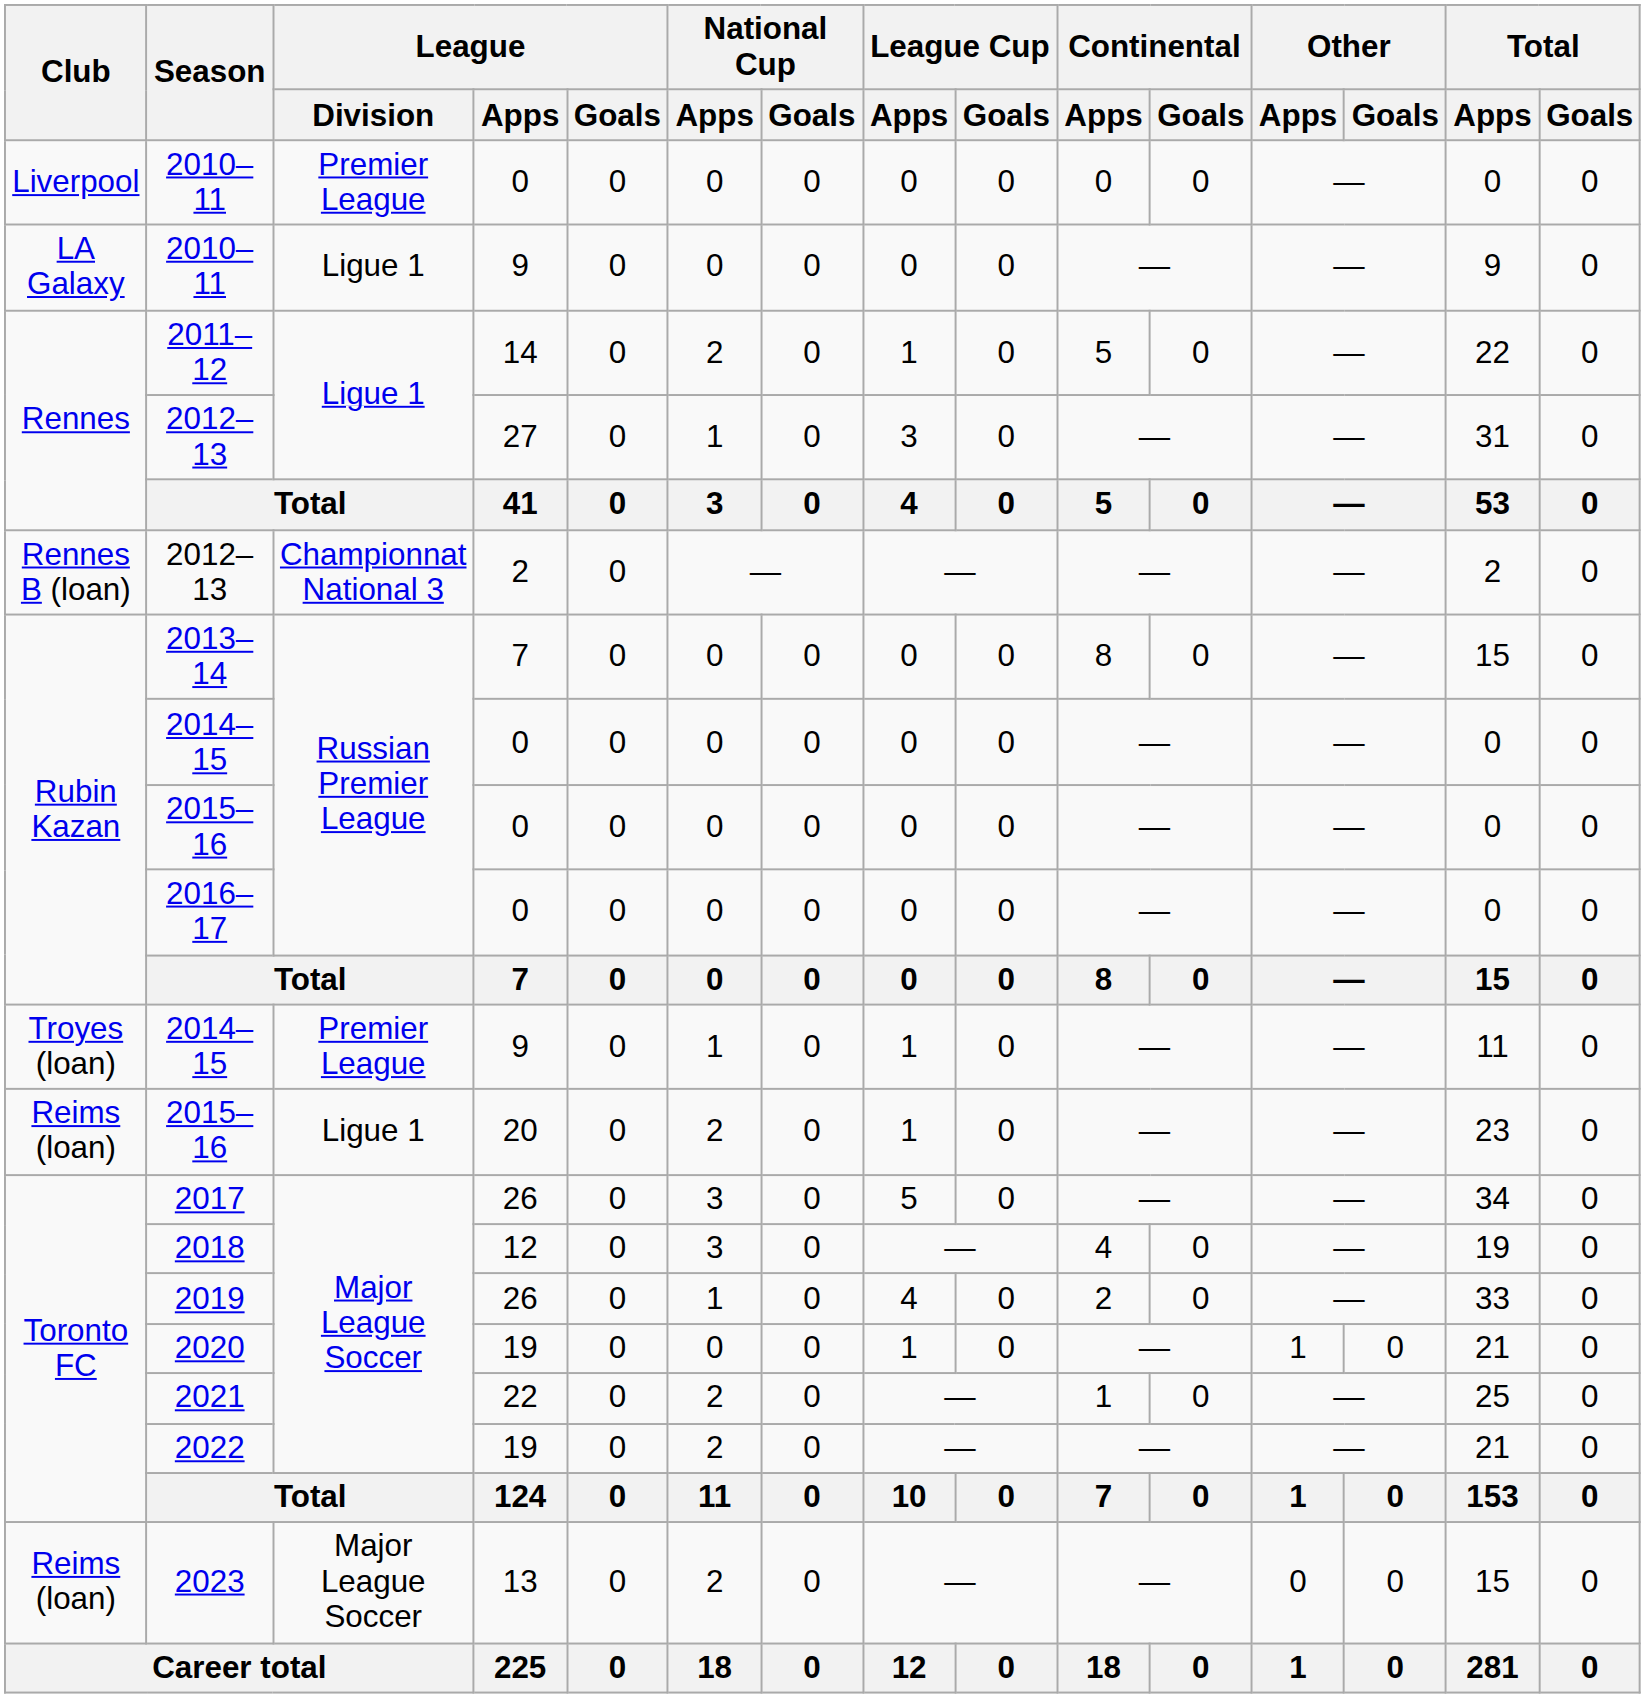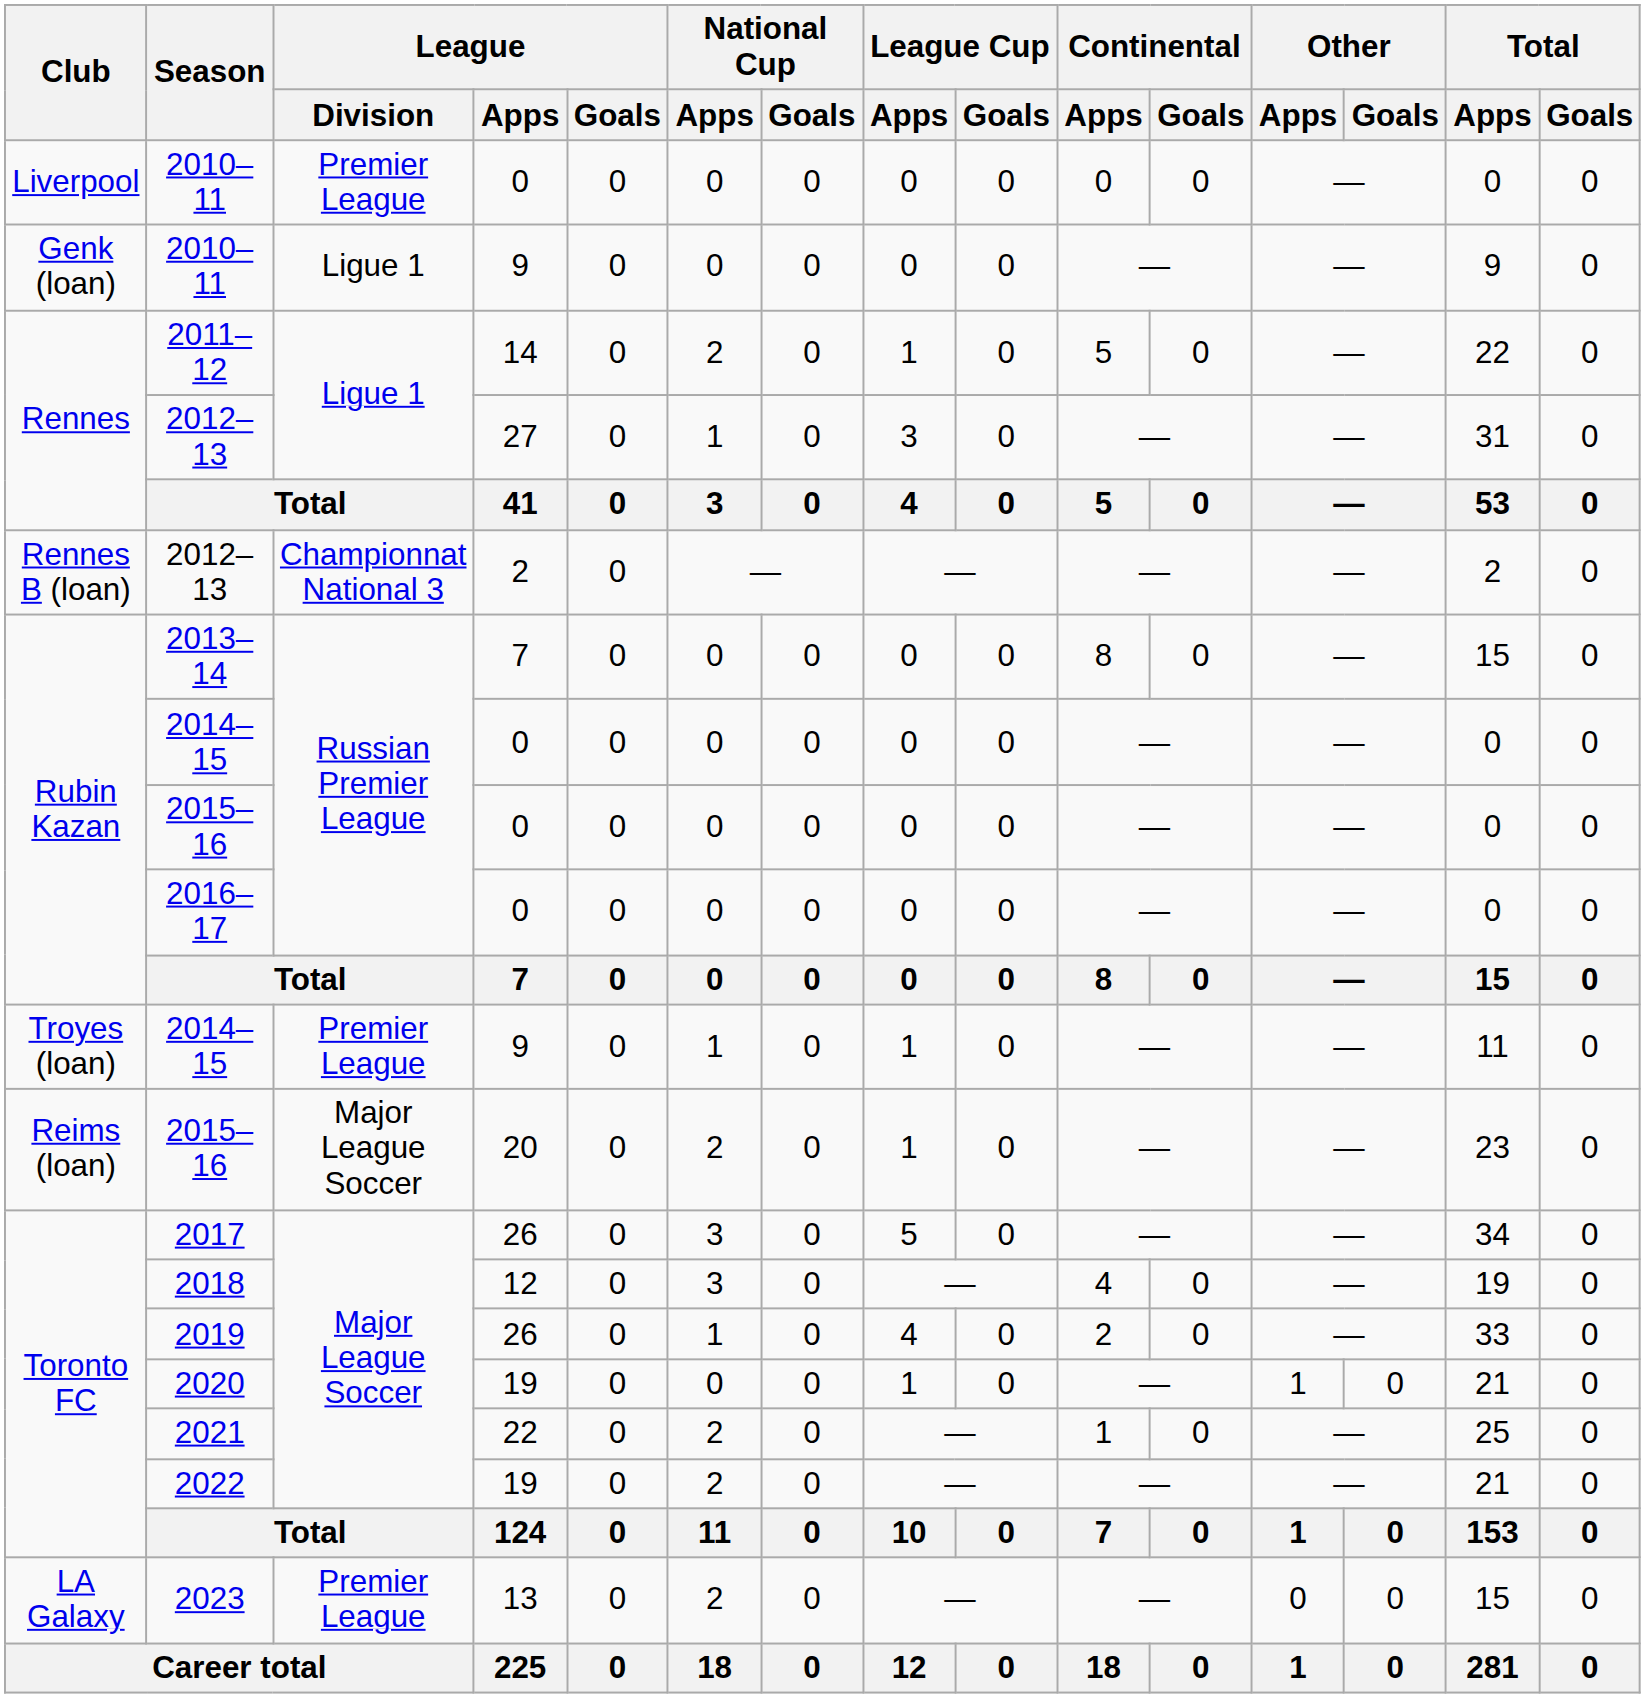(76, 266) LA Galaxy -> (76, 266) Genk (loan)
(373, 1131) Ligue 1 -> (373, 1149) Major League Soccer
(76, 1582) Reims (loan) -> (76, 1599) LA Galaxy
(373, 1582) Major League Soccer -> (373, 1599) Premier League
